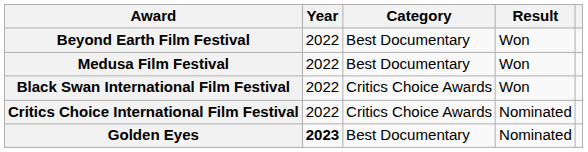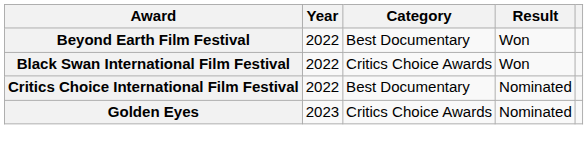- row: (153, 64)
(419, 111) Critics Choice Awards -> (408, 87) Best Documentary
(322, 135) bold -> (322, 111) normal
(408, 135) Best Documentary -> (419, 111) Critics Choice Awards
